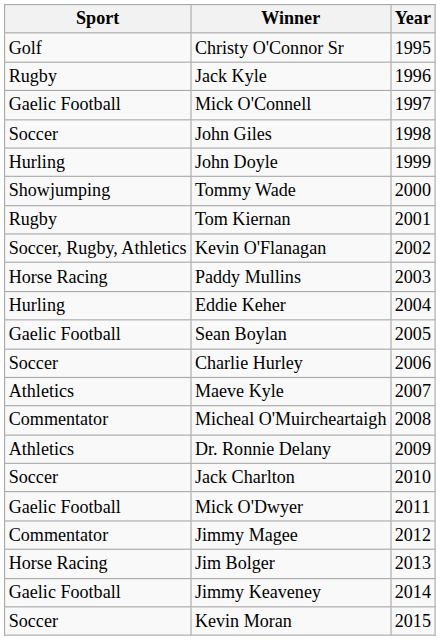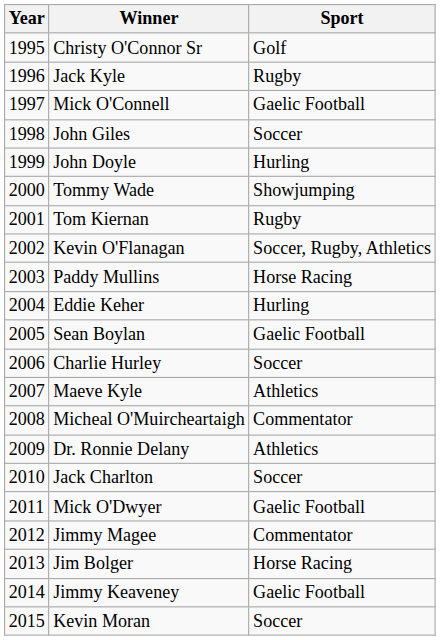columns swapped: (413, 18) <-> (98, 18)
